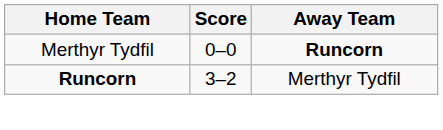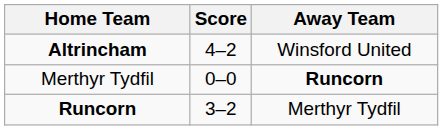+ row: (97, 49)
